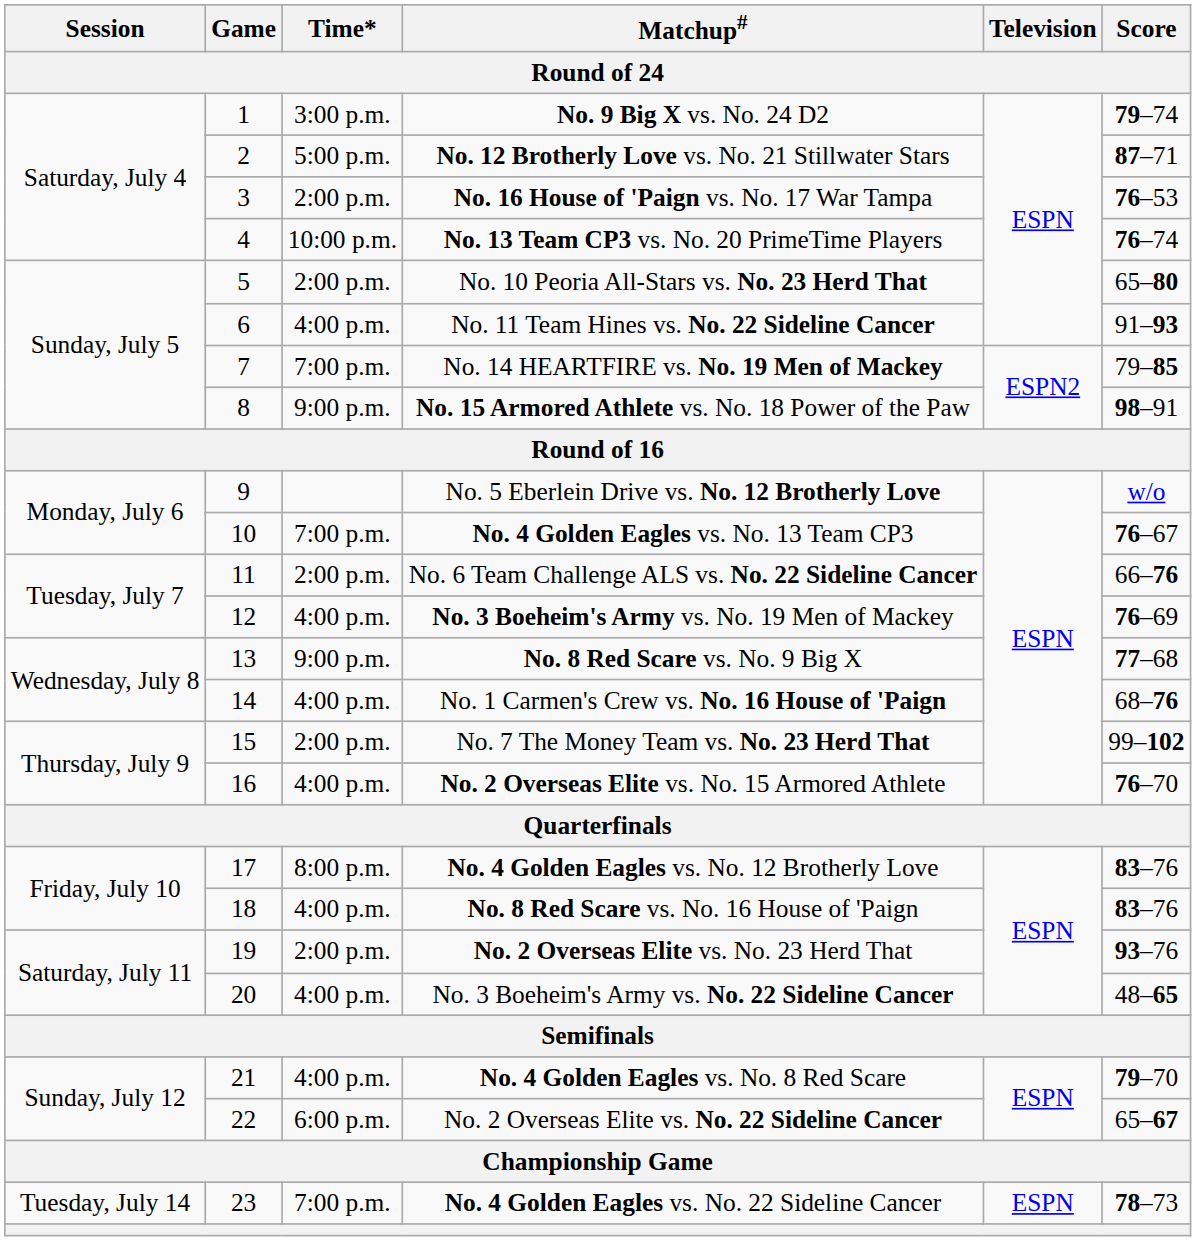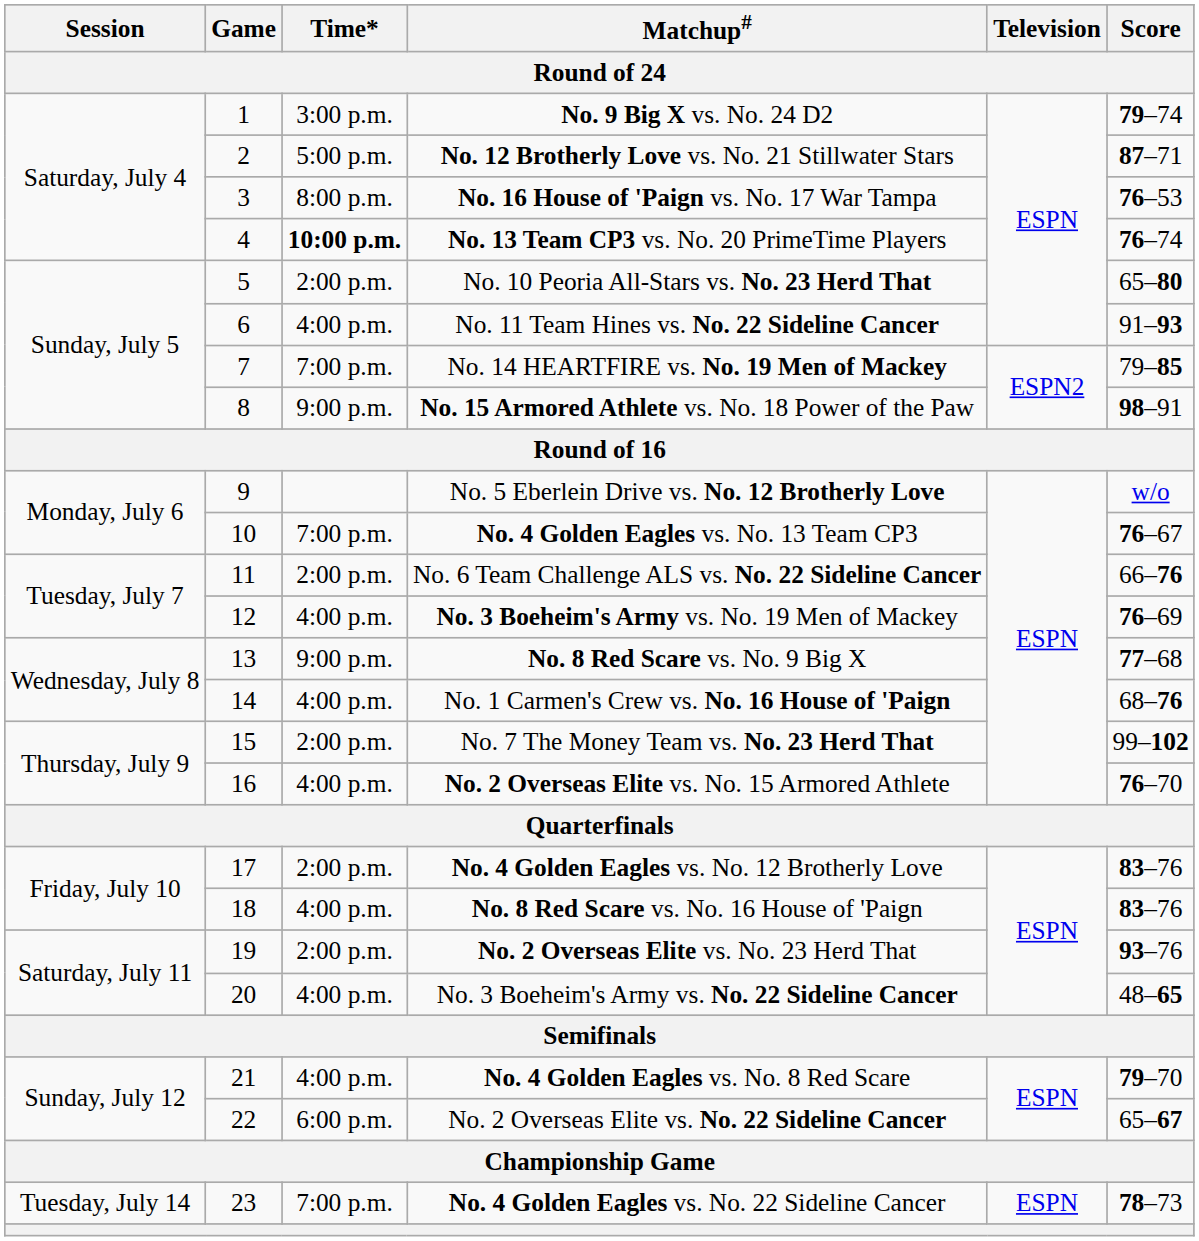(342, 198) 2:00 p.m. -> (344, 198) 8:00 p.m.
(342, 240) normal -> (344, 240) bold
(342, 867) 8:00 p.m. -> (344, 867) 2:00 p.m.
